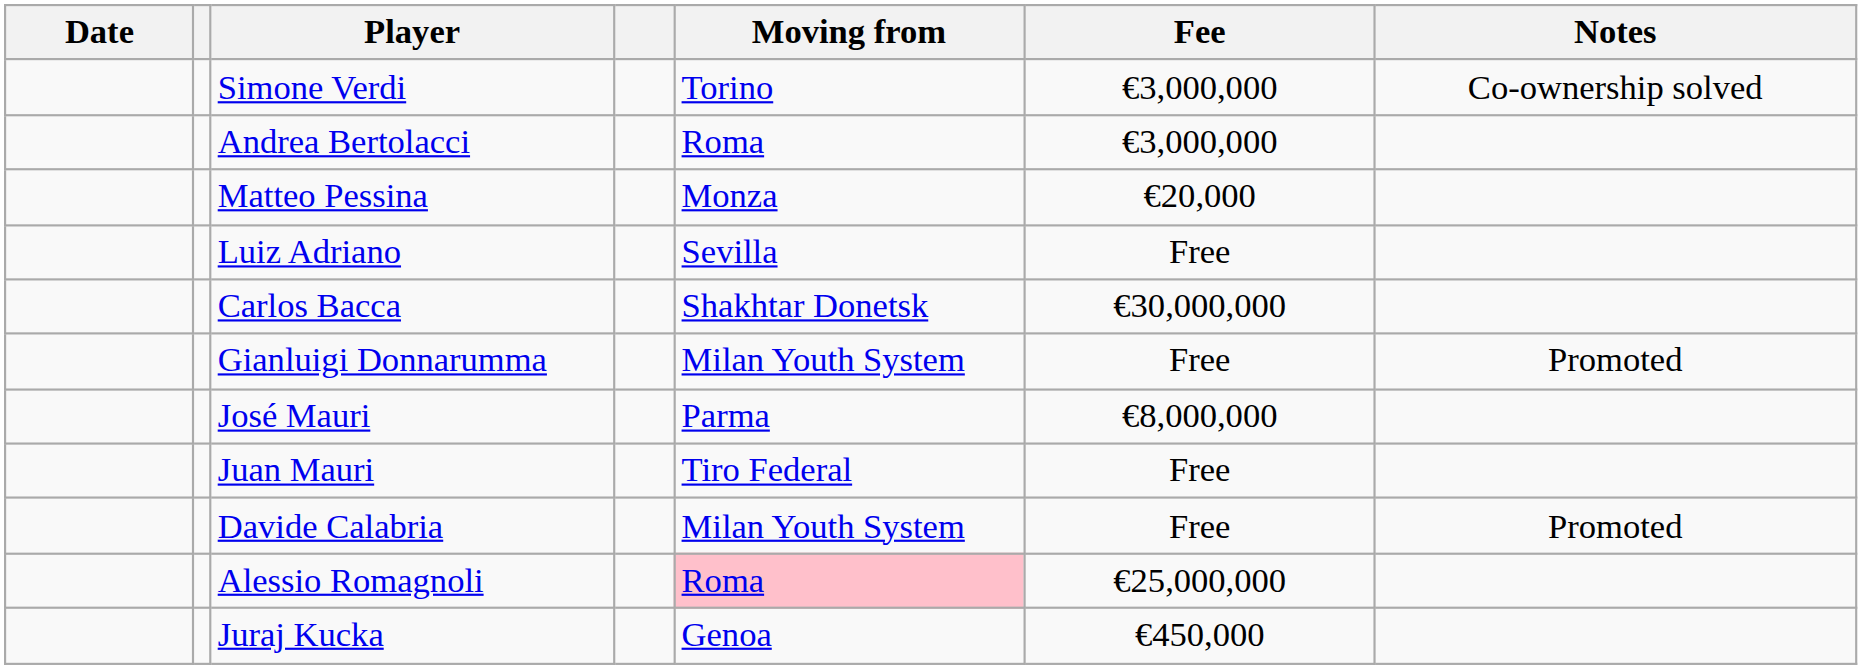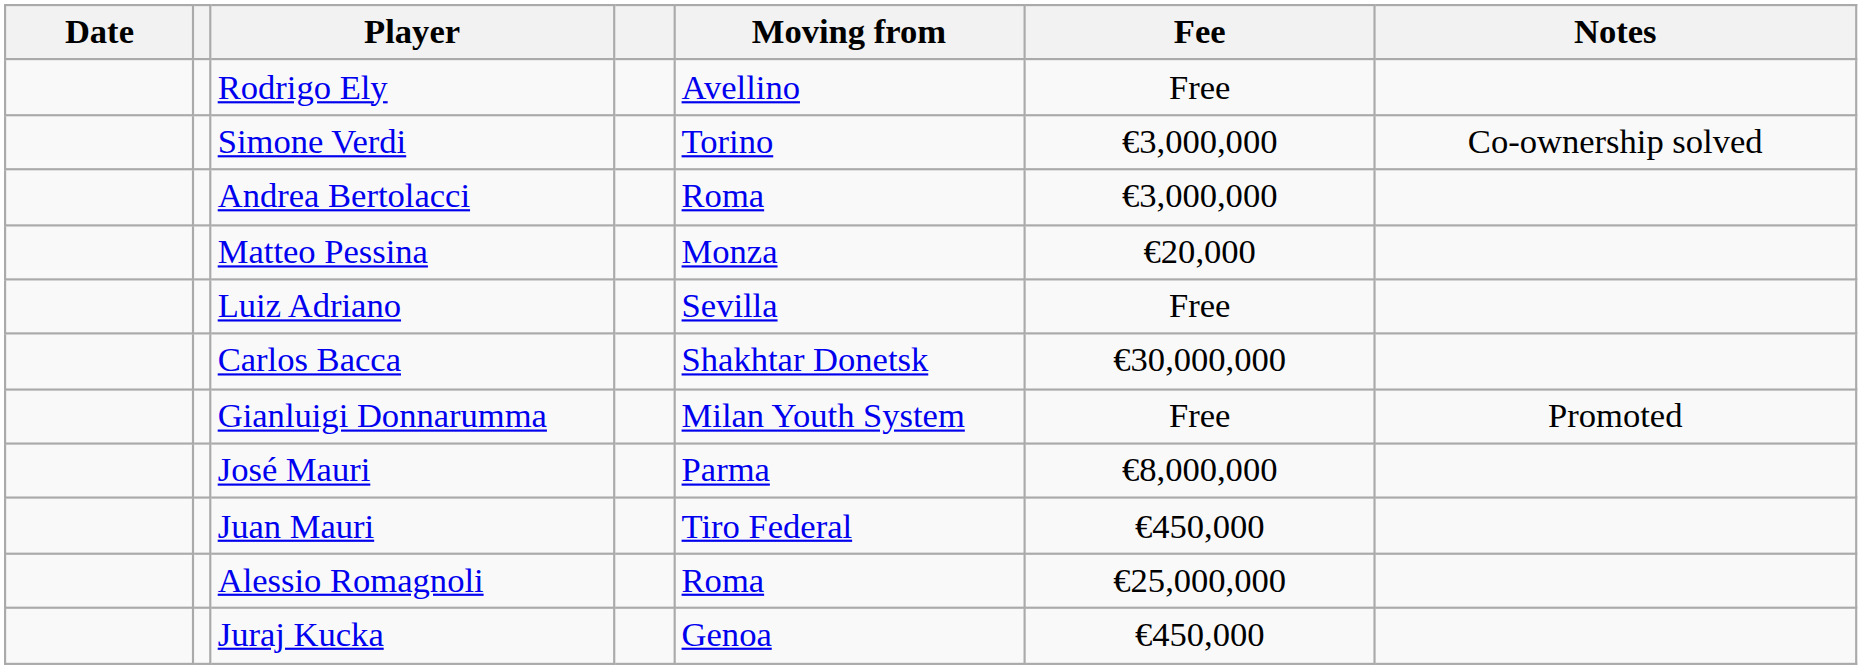+ row: (303, 86)
(1200, 470) Free -> (1200, 525) €450,000
- row: (330, 525)
(723, 580) pink background -> (723, 580) no background
